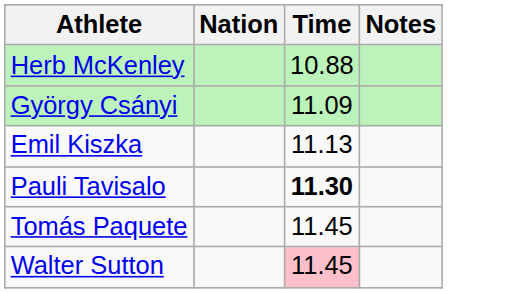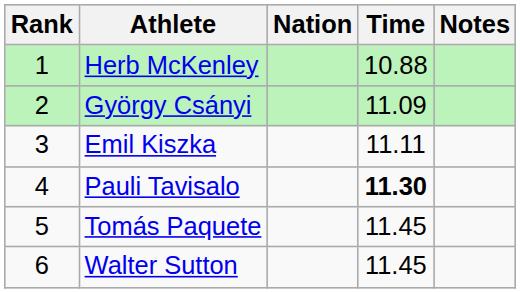+ column: (42, 24)
(322, 145) 11.13 -> (396, 145) 11.11
(322, 266) pink background -> (396, 266) no background
